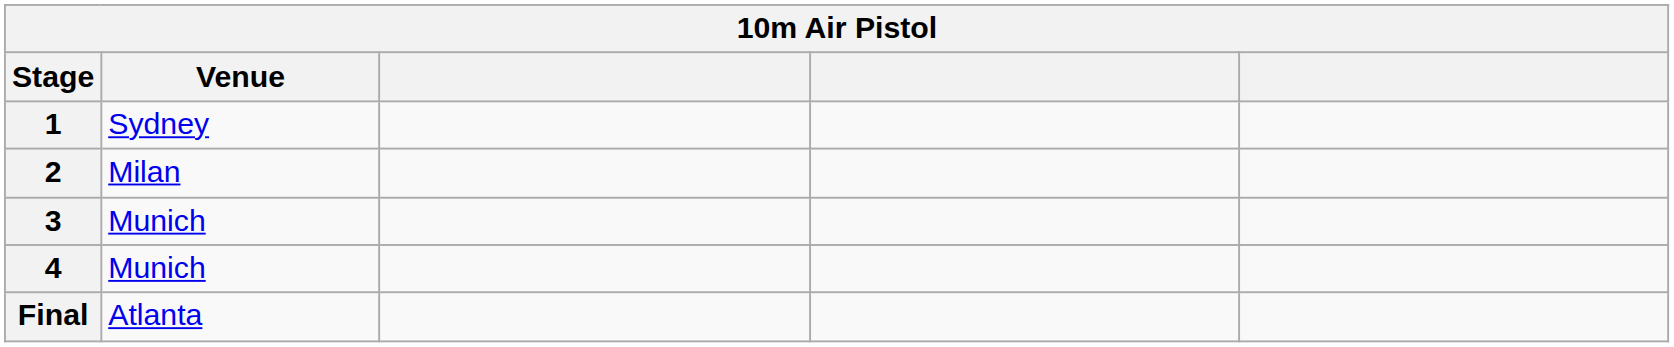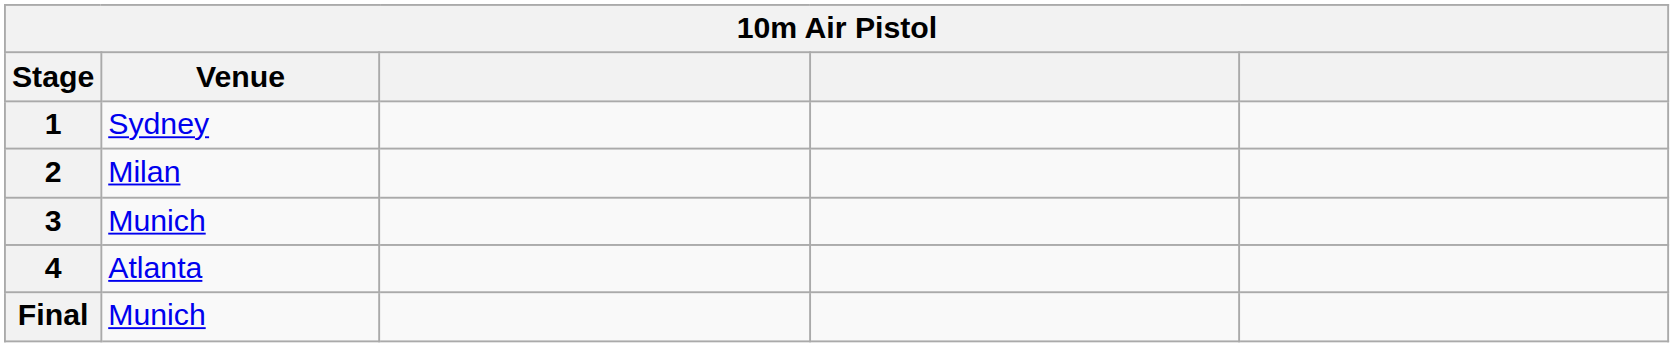(157, 268) Munich -> (155, 268) Atlanta
(155, 316) Atlanta -> (157, 316) Munich
